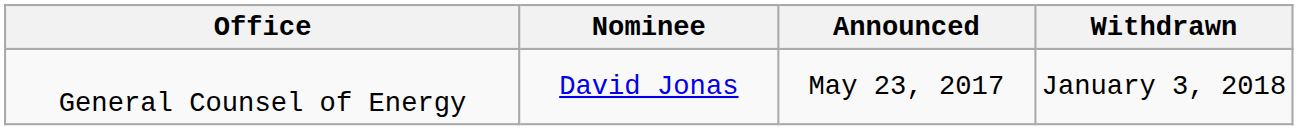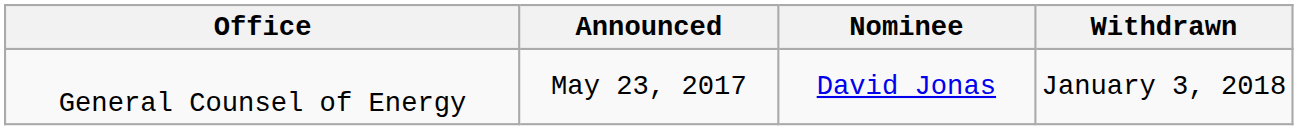columns swapped: (649, 27) <-> (906, 27)
